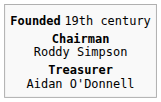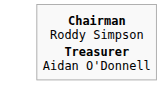- row: (36, 21)
